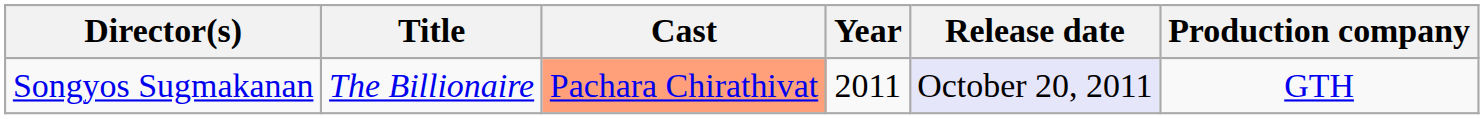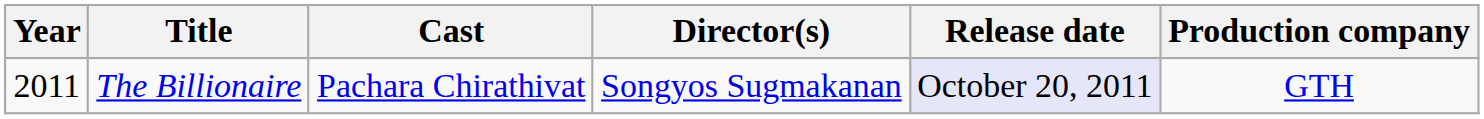columns swapped: (868, 31) <-> (163, 31)
(684, 85) lightsalmon background -> (451, 85) no background
